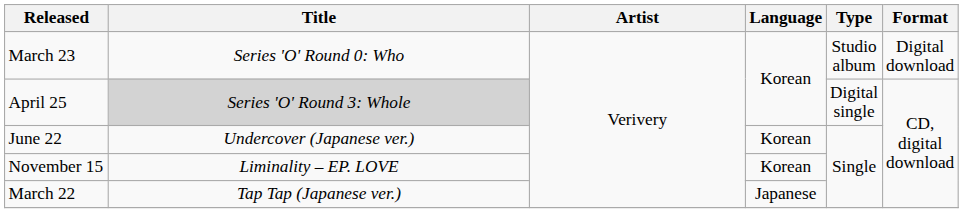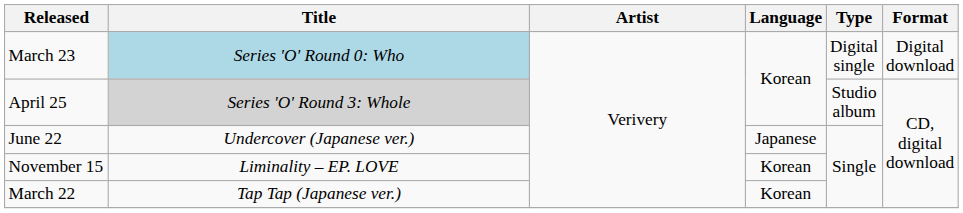(319, 55) no background -> (319, 55) lightblue background
(854, 55) Studio album -> (854, 55) Digital single
(854, 102) Digital single -> (854, 102) Studio album
(786, 139) Korean -> (786, 139) Japanese
(786, 194) Japanese -> (786, 194) Korean
